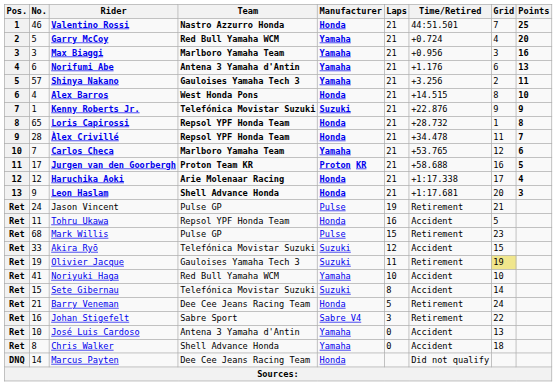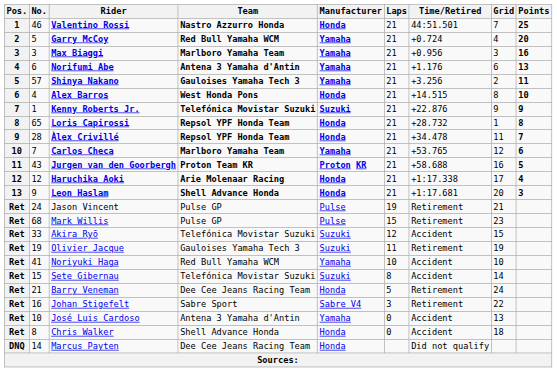(37, 165) 17 -> (37, 165) 43
- row: (80, 221)
(499, 263) khaki background -> (499, 249) no background
(335, 347) Yamaha -> (333, 333) Honda
